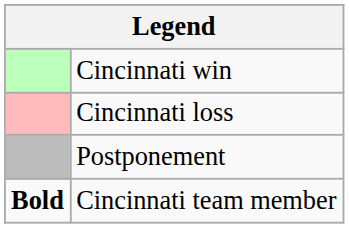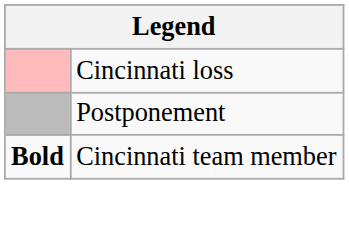- row: (154, 70)
